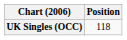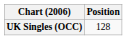(103, 27) 118 -> (103, 27) 128
